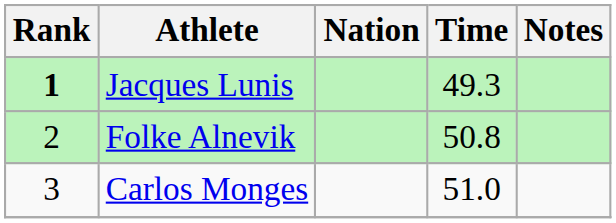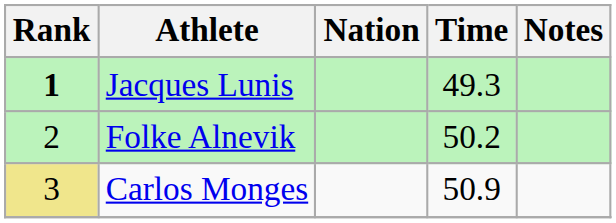(472, 136) 50.8 -> (472, 136) 50.2
(52, 189) no background -> (52, 189) khaki background
(472, 189) 51.0 -> (472, 189) 50.9
